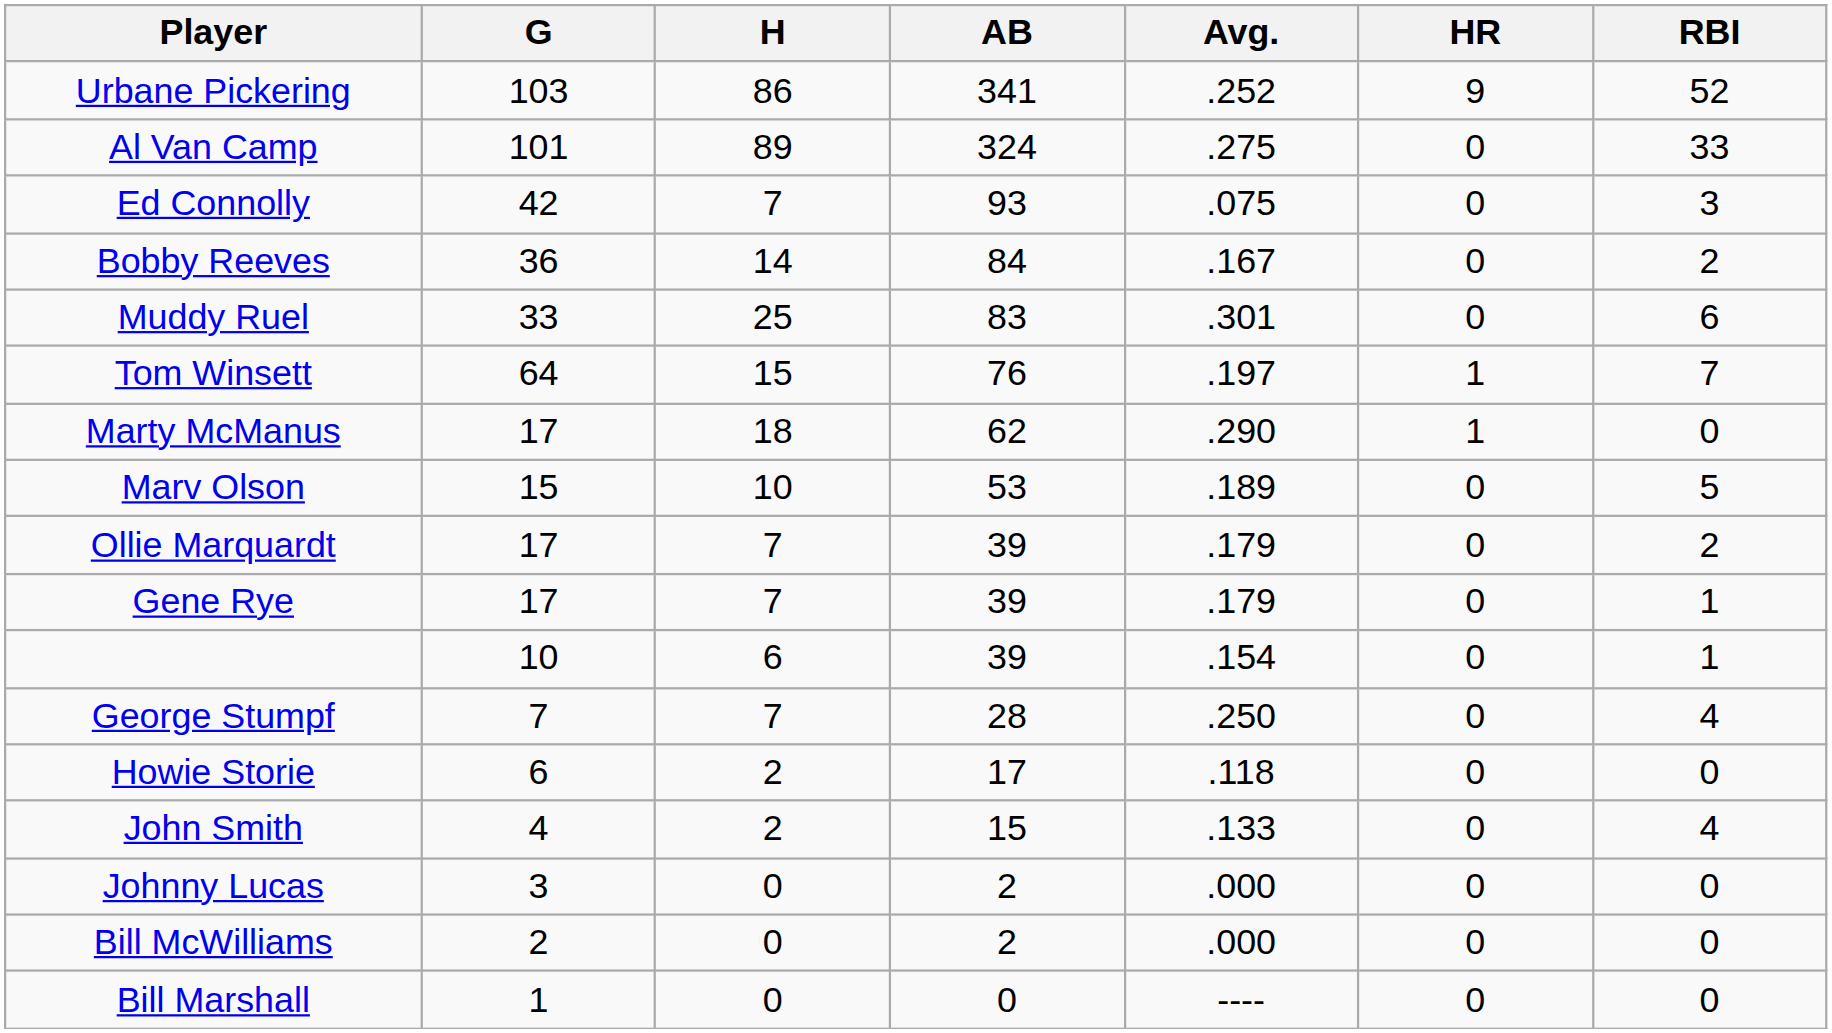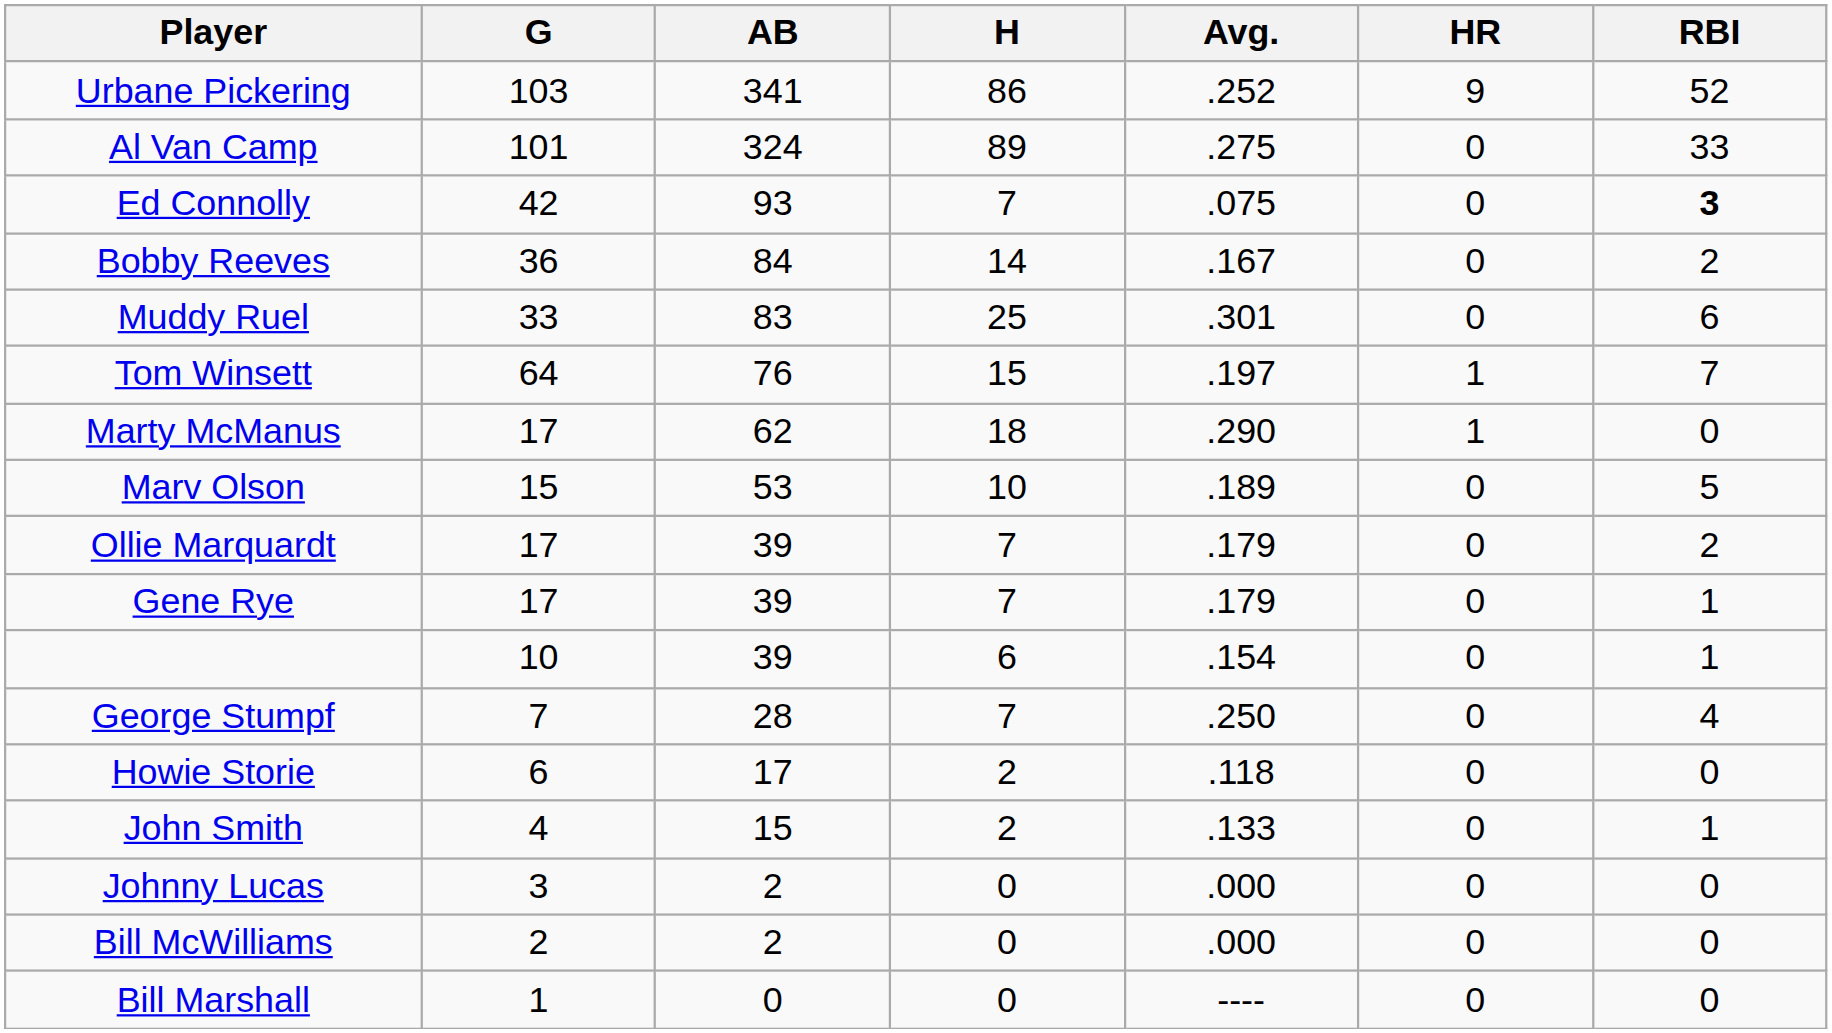columns swapped: (1007, 32) <-> (773, 32)
(1710, 203) normal -> (1710, 203) bold
(1710, 828) 4 -> (1710, 828) 1
